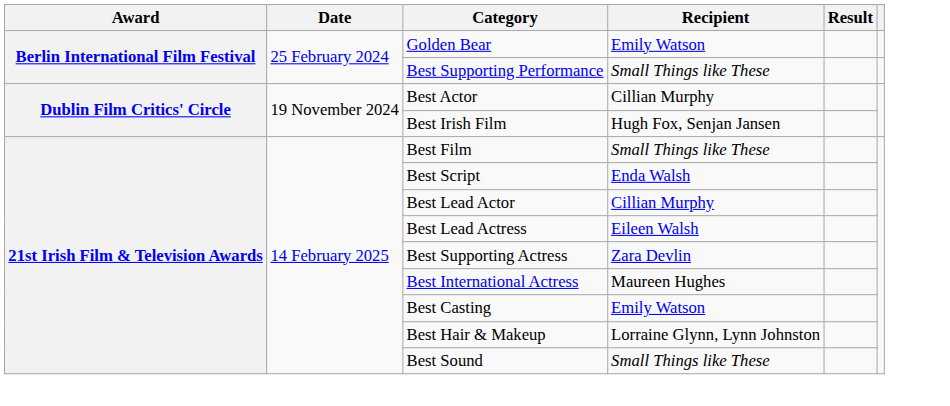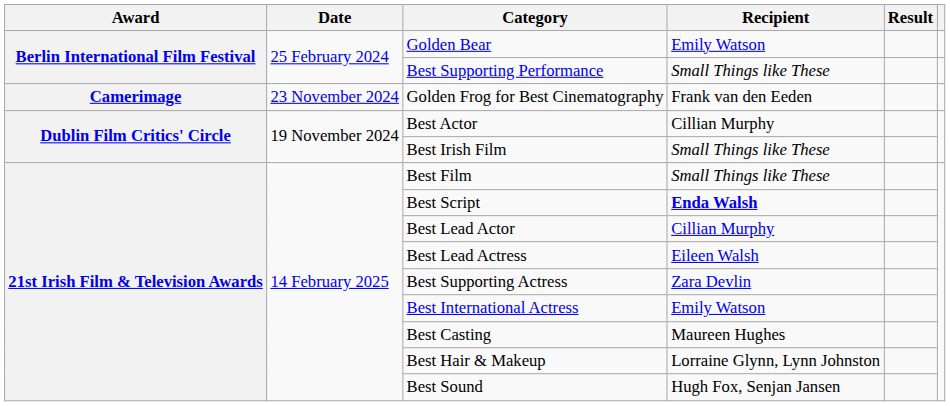+ row: (535, 96)
(696, 123) Hugh Fox, Senjan Jansen -> (750, 149) Small Things like These
(651, 176) normal -> (714, 202) bold
(668, 281) Maureen Hughes -> (718, 307) Emily Watson
(658, 307) Emily Watson -> (728, 334) Maureen Hughes
(690, 360) Small Things like These -> (756, 387) Hugh Fox, Senjan Jansen
